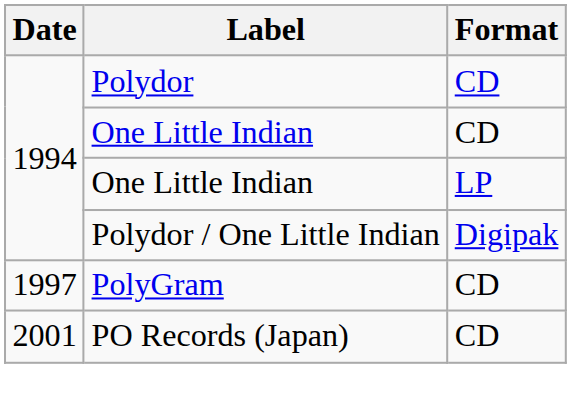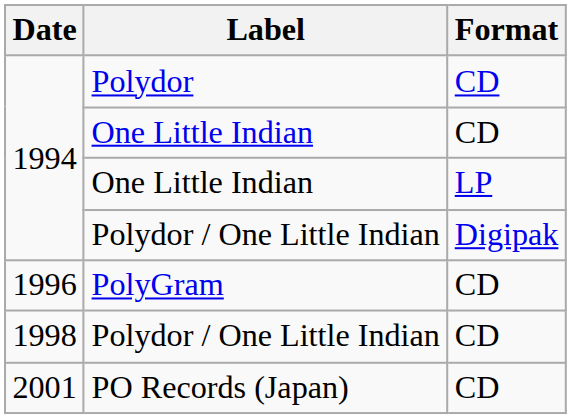(45, 285) 1997 -> (45, 285) 1996
+ row: (266, 336)
